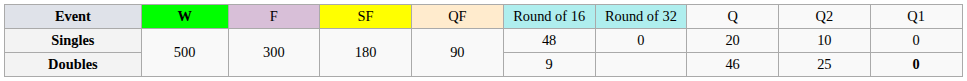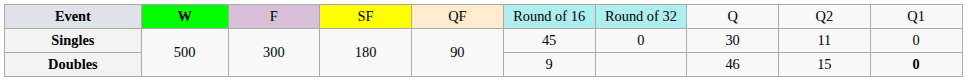(549, 40) 48 -> (549, 40) 45
(733, 40) 20 -> (733, 40) 30
(824, 40) 10 -> (824, 40) 11
(824, 64) 25 -> (824, 64) 15
